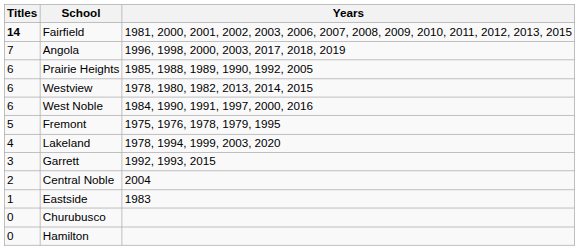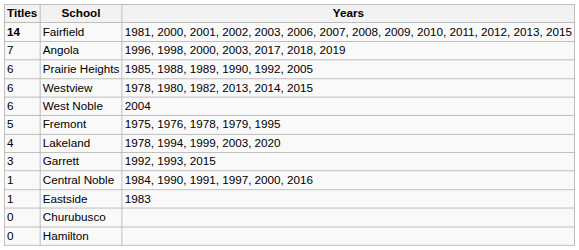(219, 106) 1984, 1990, 1991, 1997, 2000, 2016 -> (138, 106) 2004
(10, 180) 2 -> (10, 180) 1
(138, 180) 2004 -> (219, 180) 1984, 1990, 1991, 1997, 2000, 2016
